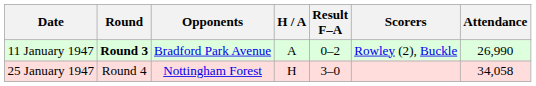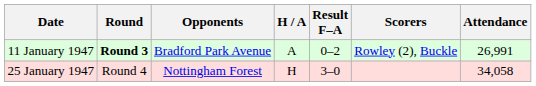(495, 50) 26,990 -> (495, 50) 26,991
